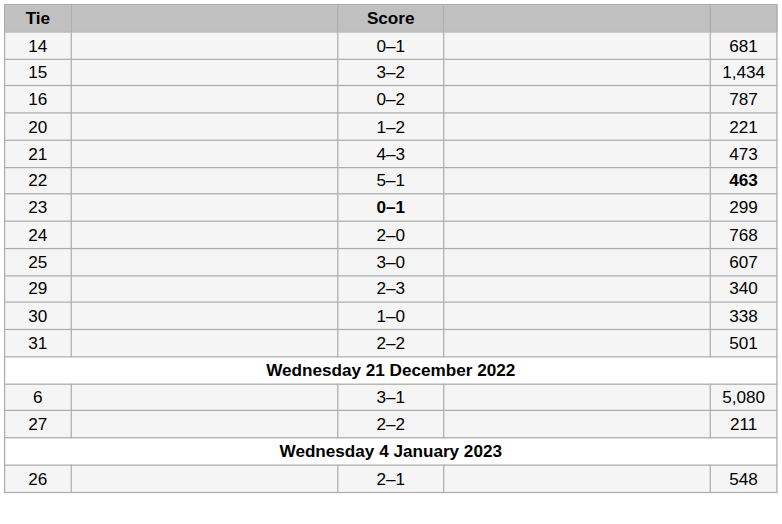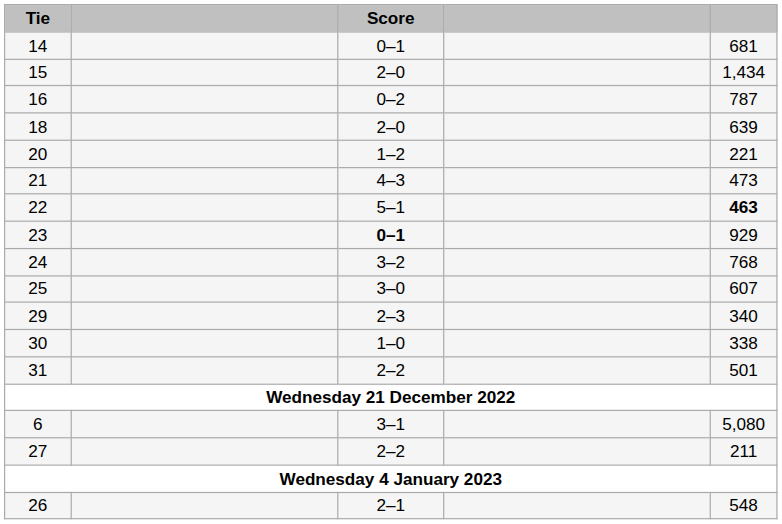(391, 73) 3–2 -> (391, 73) 2–0
+ row: (38, 127)
(744, 208) 299 -> (744, 235) 929
(391, 235) 2–0 -> (391, 262) 3–2
